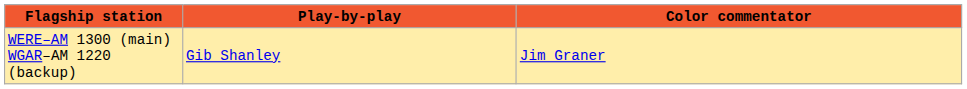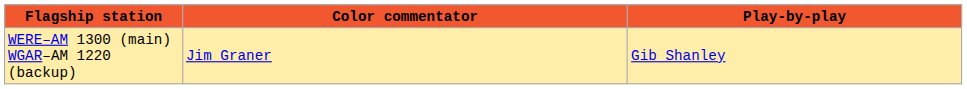columns swapped: (349, 16) <-> (739, 16)
